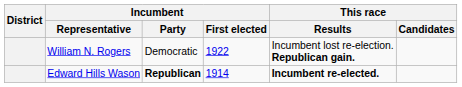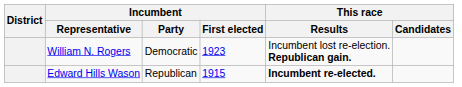(217, 51) 1922 -> (214, 51) 1923
(173, 73) bold -> (171, 73) normal
(217, 73) 1914 -> (214, 73) 1915
